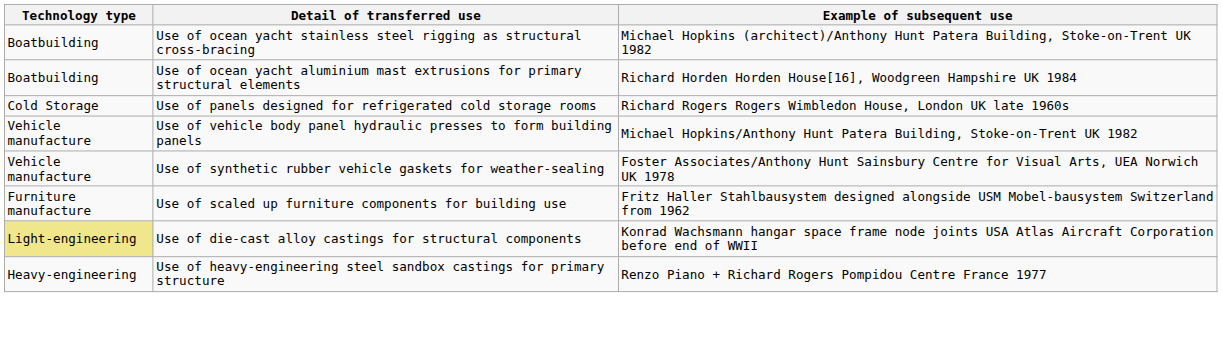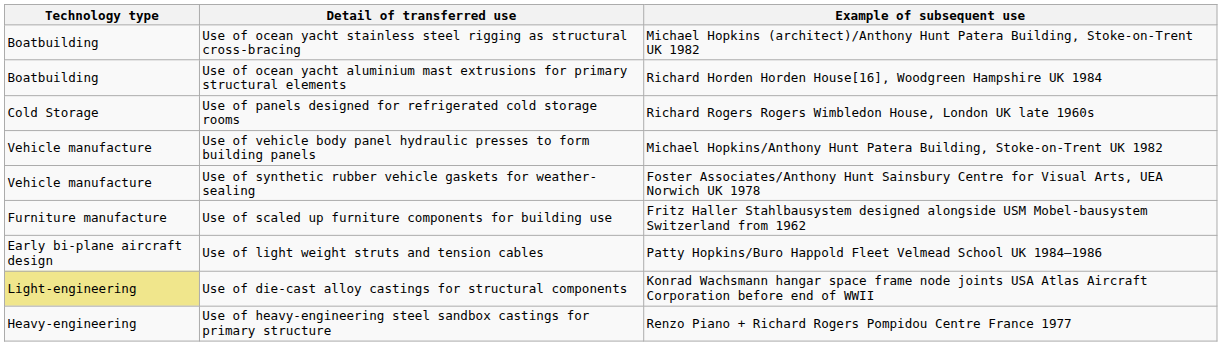+ row: (373, 253)
